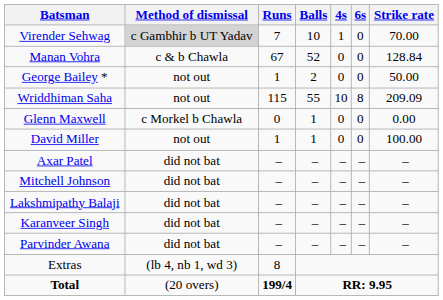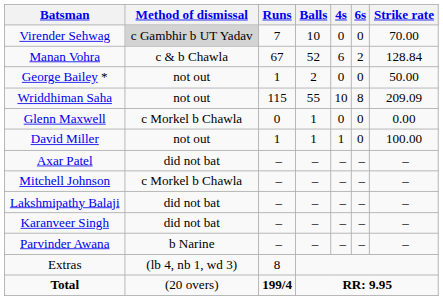(341, 35) 1 -> (341, 35) 0
(341, 56) 0 -> (341, 56) 6
(360, 56) 0 -> (360, 56) 2
(341, 139) 0 -> (341, 139) 1
(192, 181) did not bat -> (192, 181) c Morkel b Chawla
(192, 243) did not bat -> (192, 243) b Narine
